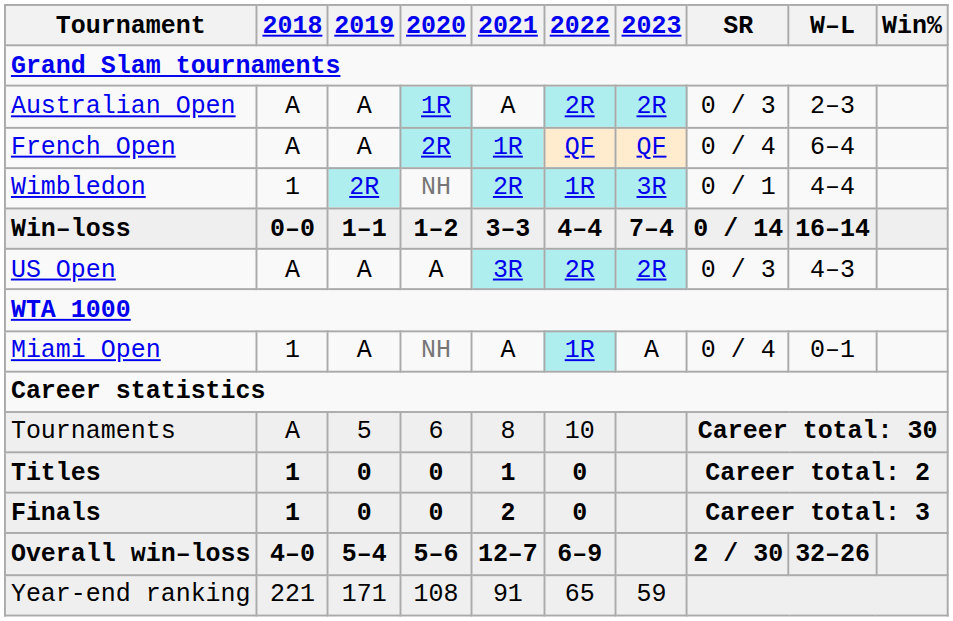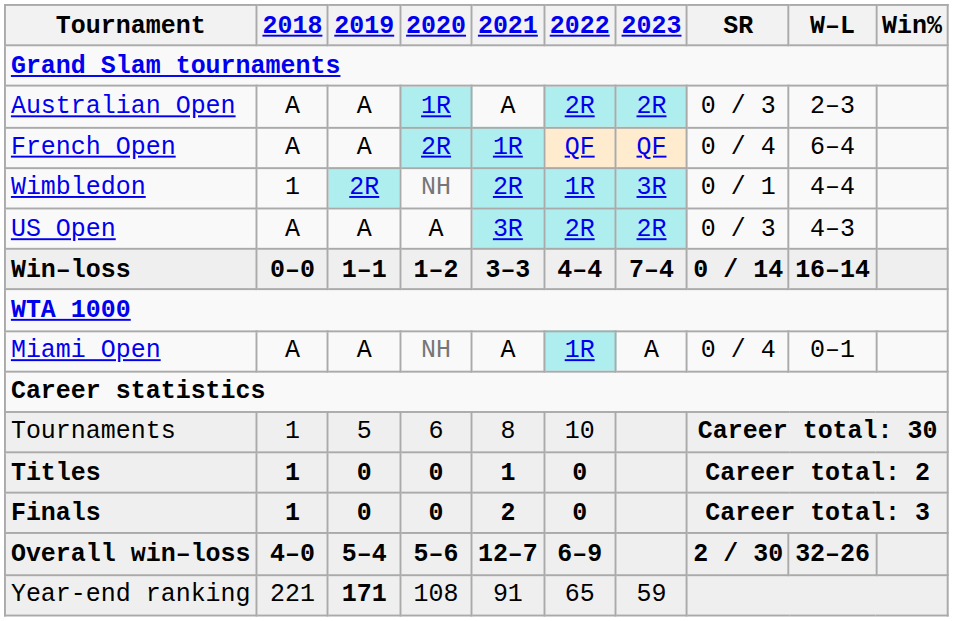rows swapped: (63, 269) <-> (71, 229)
(292, 351) 1 -> (292, 351) A
(292, 432) A -> (292, 432) 1
(364, 595) normal -> (364, 595) bold
